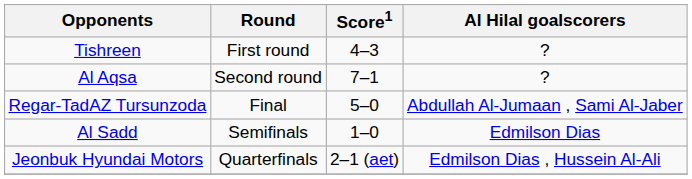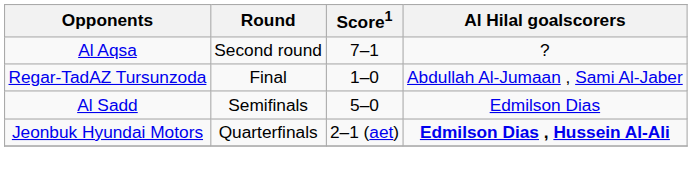- row: (107, 50)
(365, 105) 5–0 -> (365, 77) 1–0
(365, 132) 1–0 -> (365, 105) 5–0
(545, 159) normal -> (545, 132) bold
